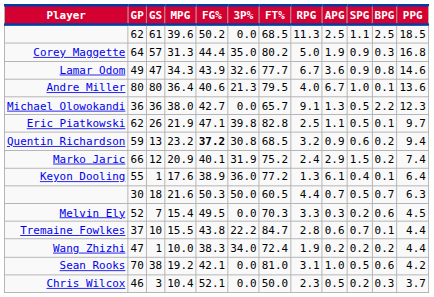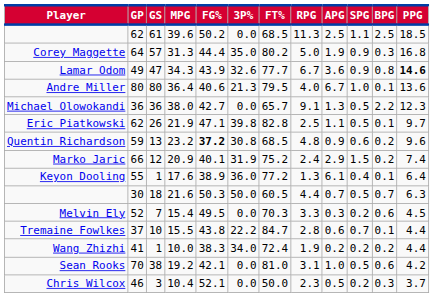(413, 70) normal -> (413, 70) bold
(310, 141) 3.2 -> (310, 141) 4.8
(416, 141) 9.4 -> (416, 141) 9.6
(137, 248) 47 -> (137, 248) 41
